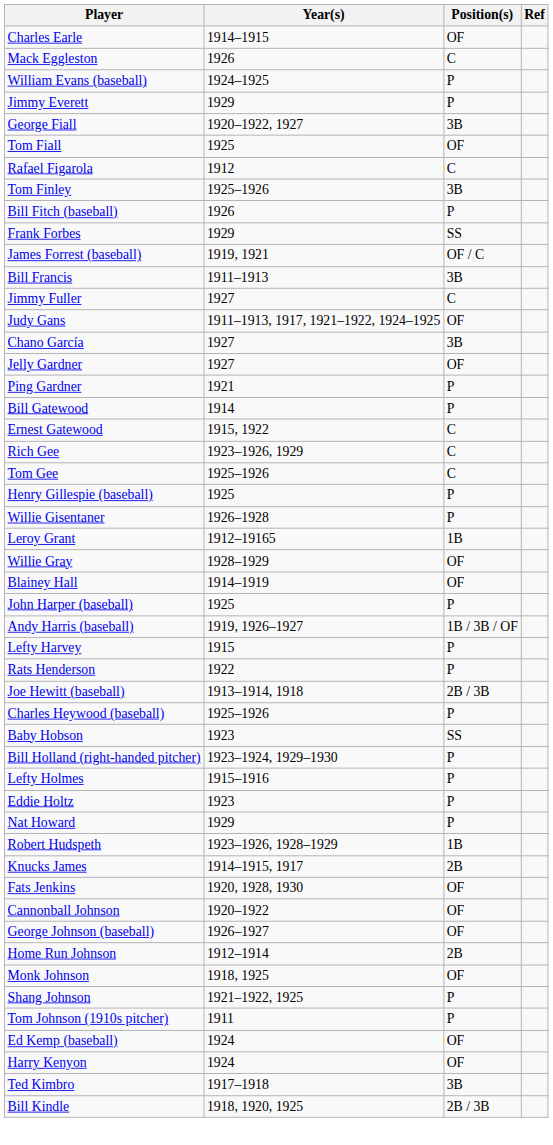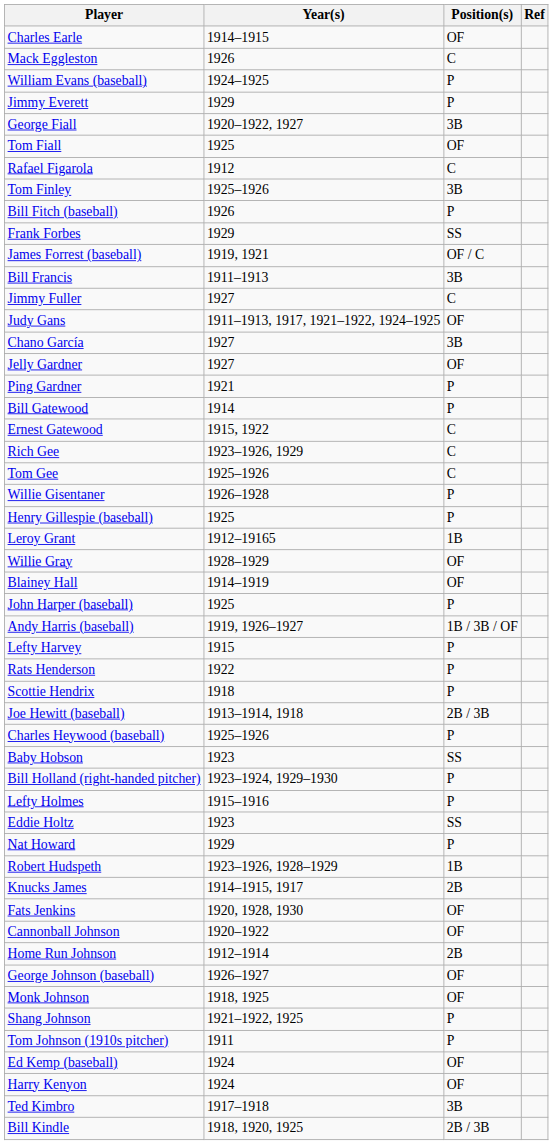rows swapped: (80, 495) <-> (56, 517)
+ row: (51, 691)
(451, 801) P -> (454, 822) SS
rows swapped: (81, 931) <-> (62, 953)
